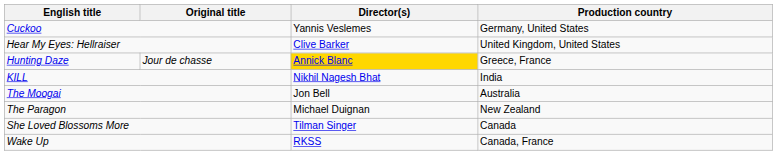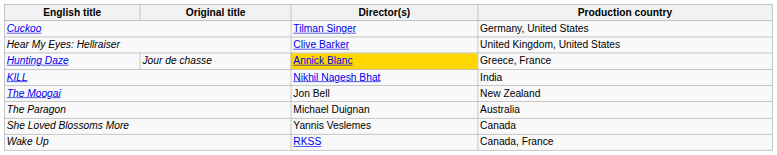(332, 28) Yannis Veslemes -> (325, 28) Tilman Singer
(500, 93) Australia -> (510, 93) New Zealand
(510, 110) New Zealand -> (500, 110) Australia
(325, 126) Tilman Singer -> (332, 126) Yannis Veslemes
